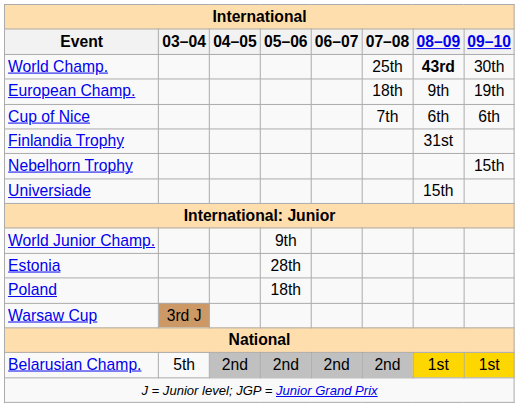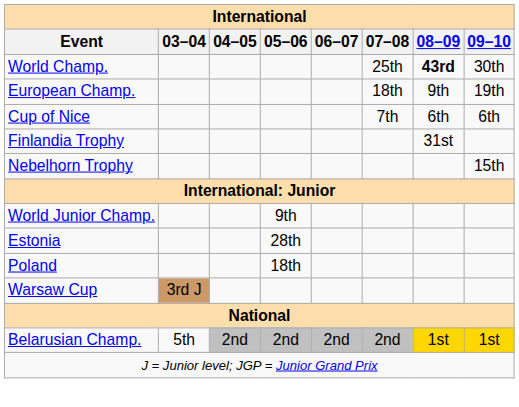- row: (50, 191)
